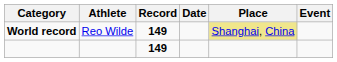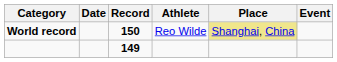columns swapped: (107, 13) <-> (194, 13)
(158, 31) 149 -> (130, 31) 150
